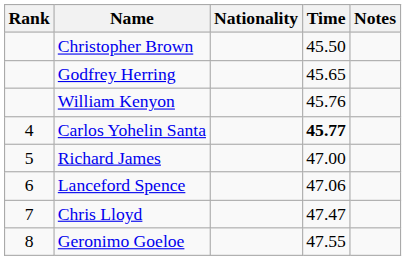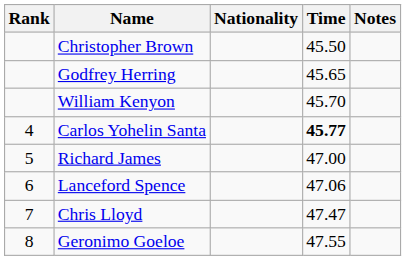(326, 102) 45.76 -> (326, 102) 45.70
